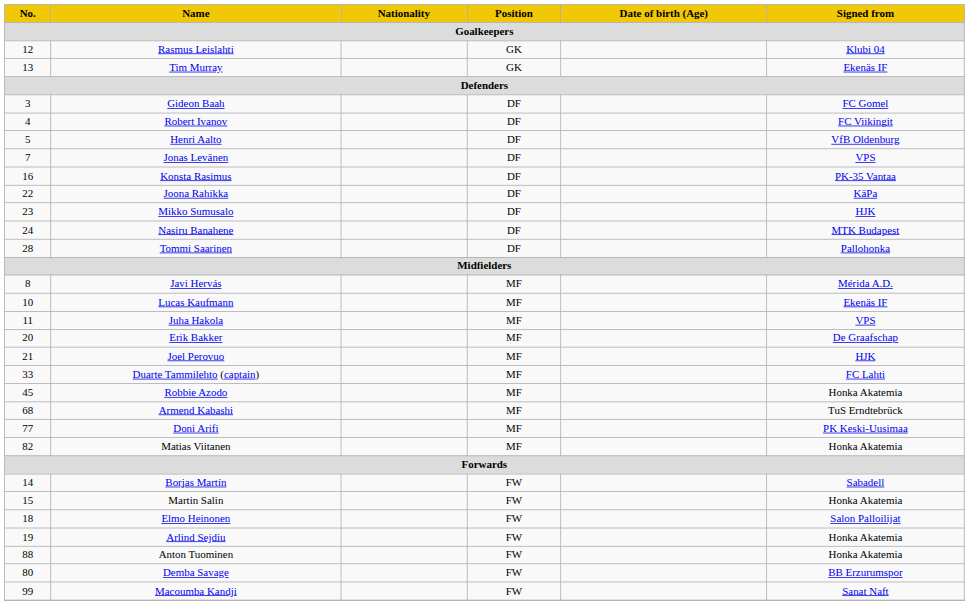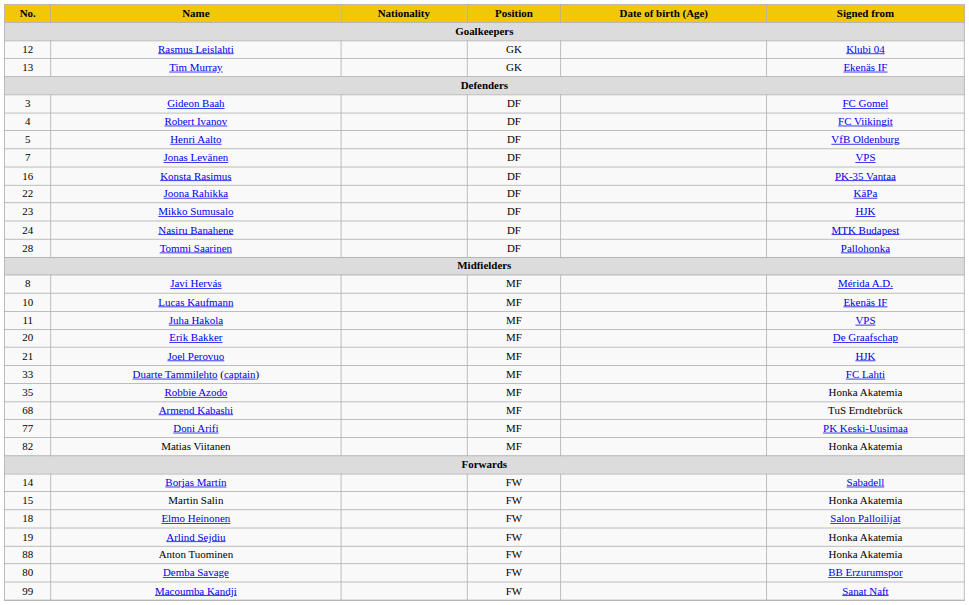(28, 392) 45 -> (28, 392) 35
